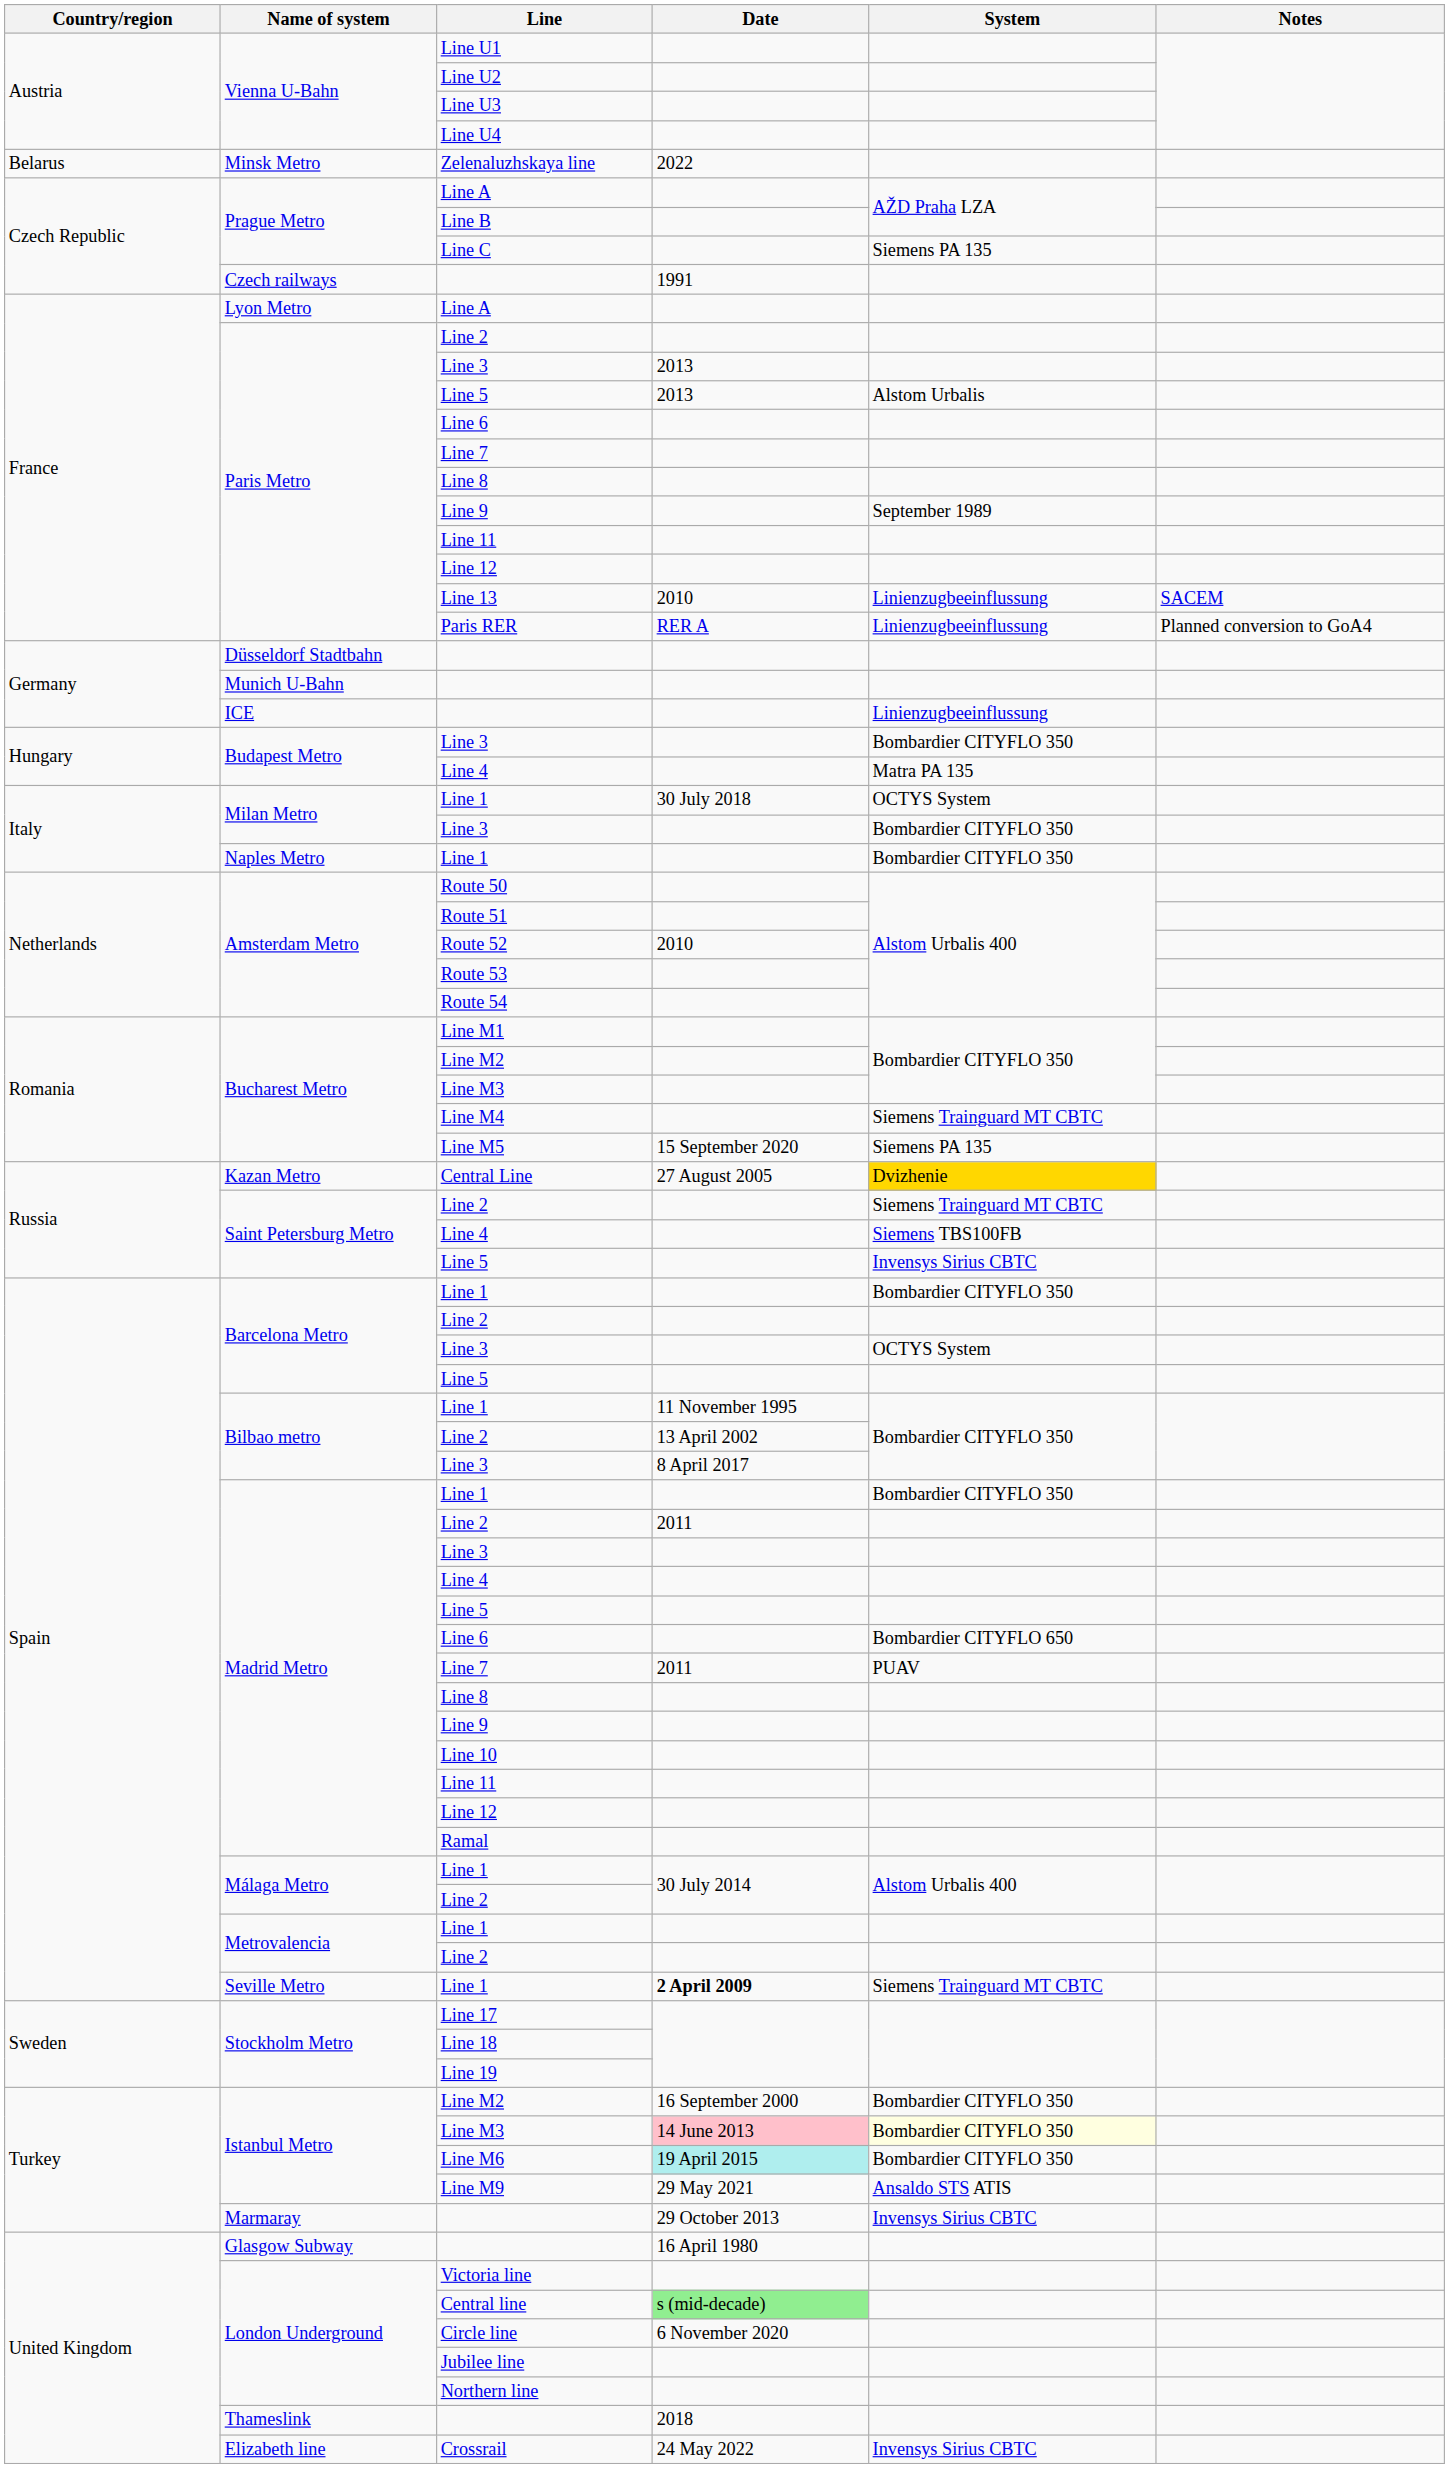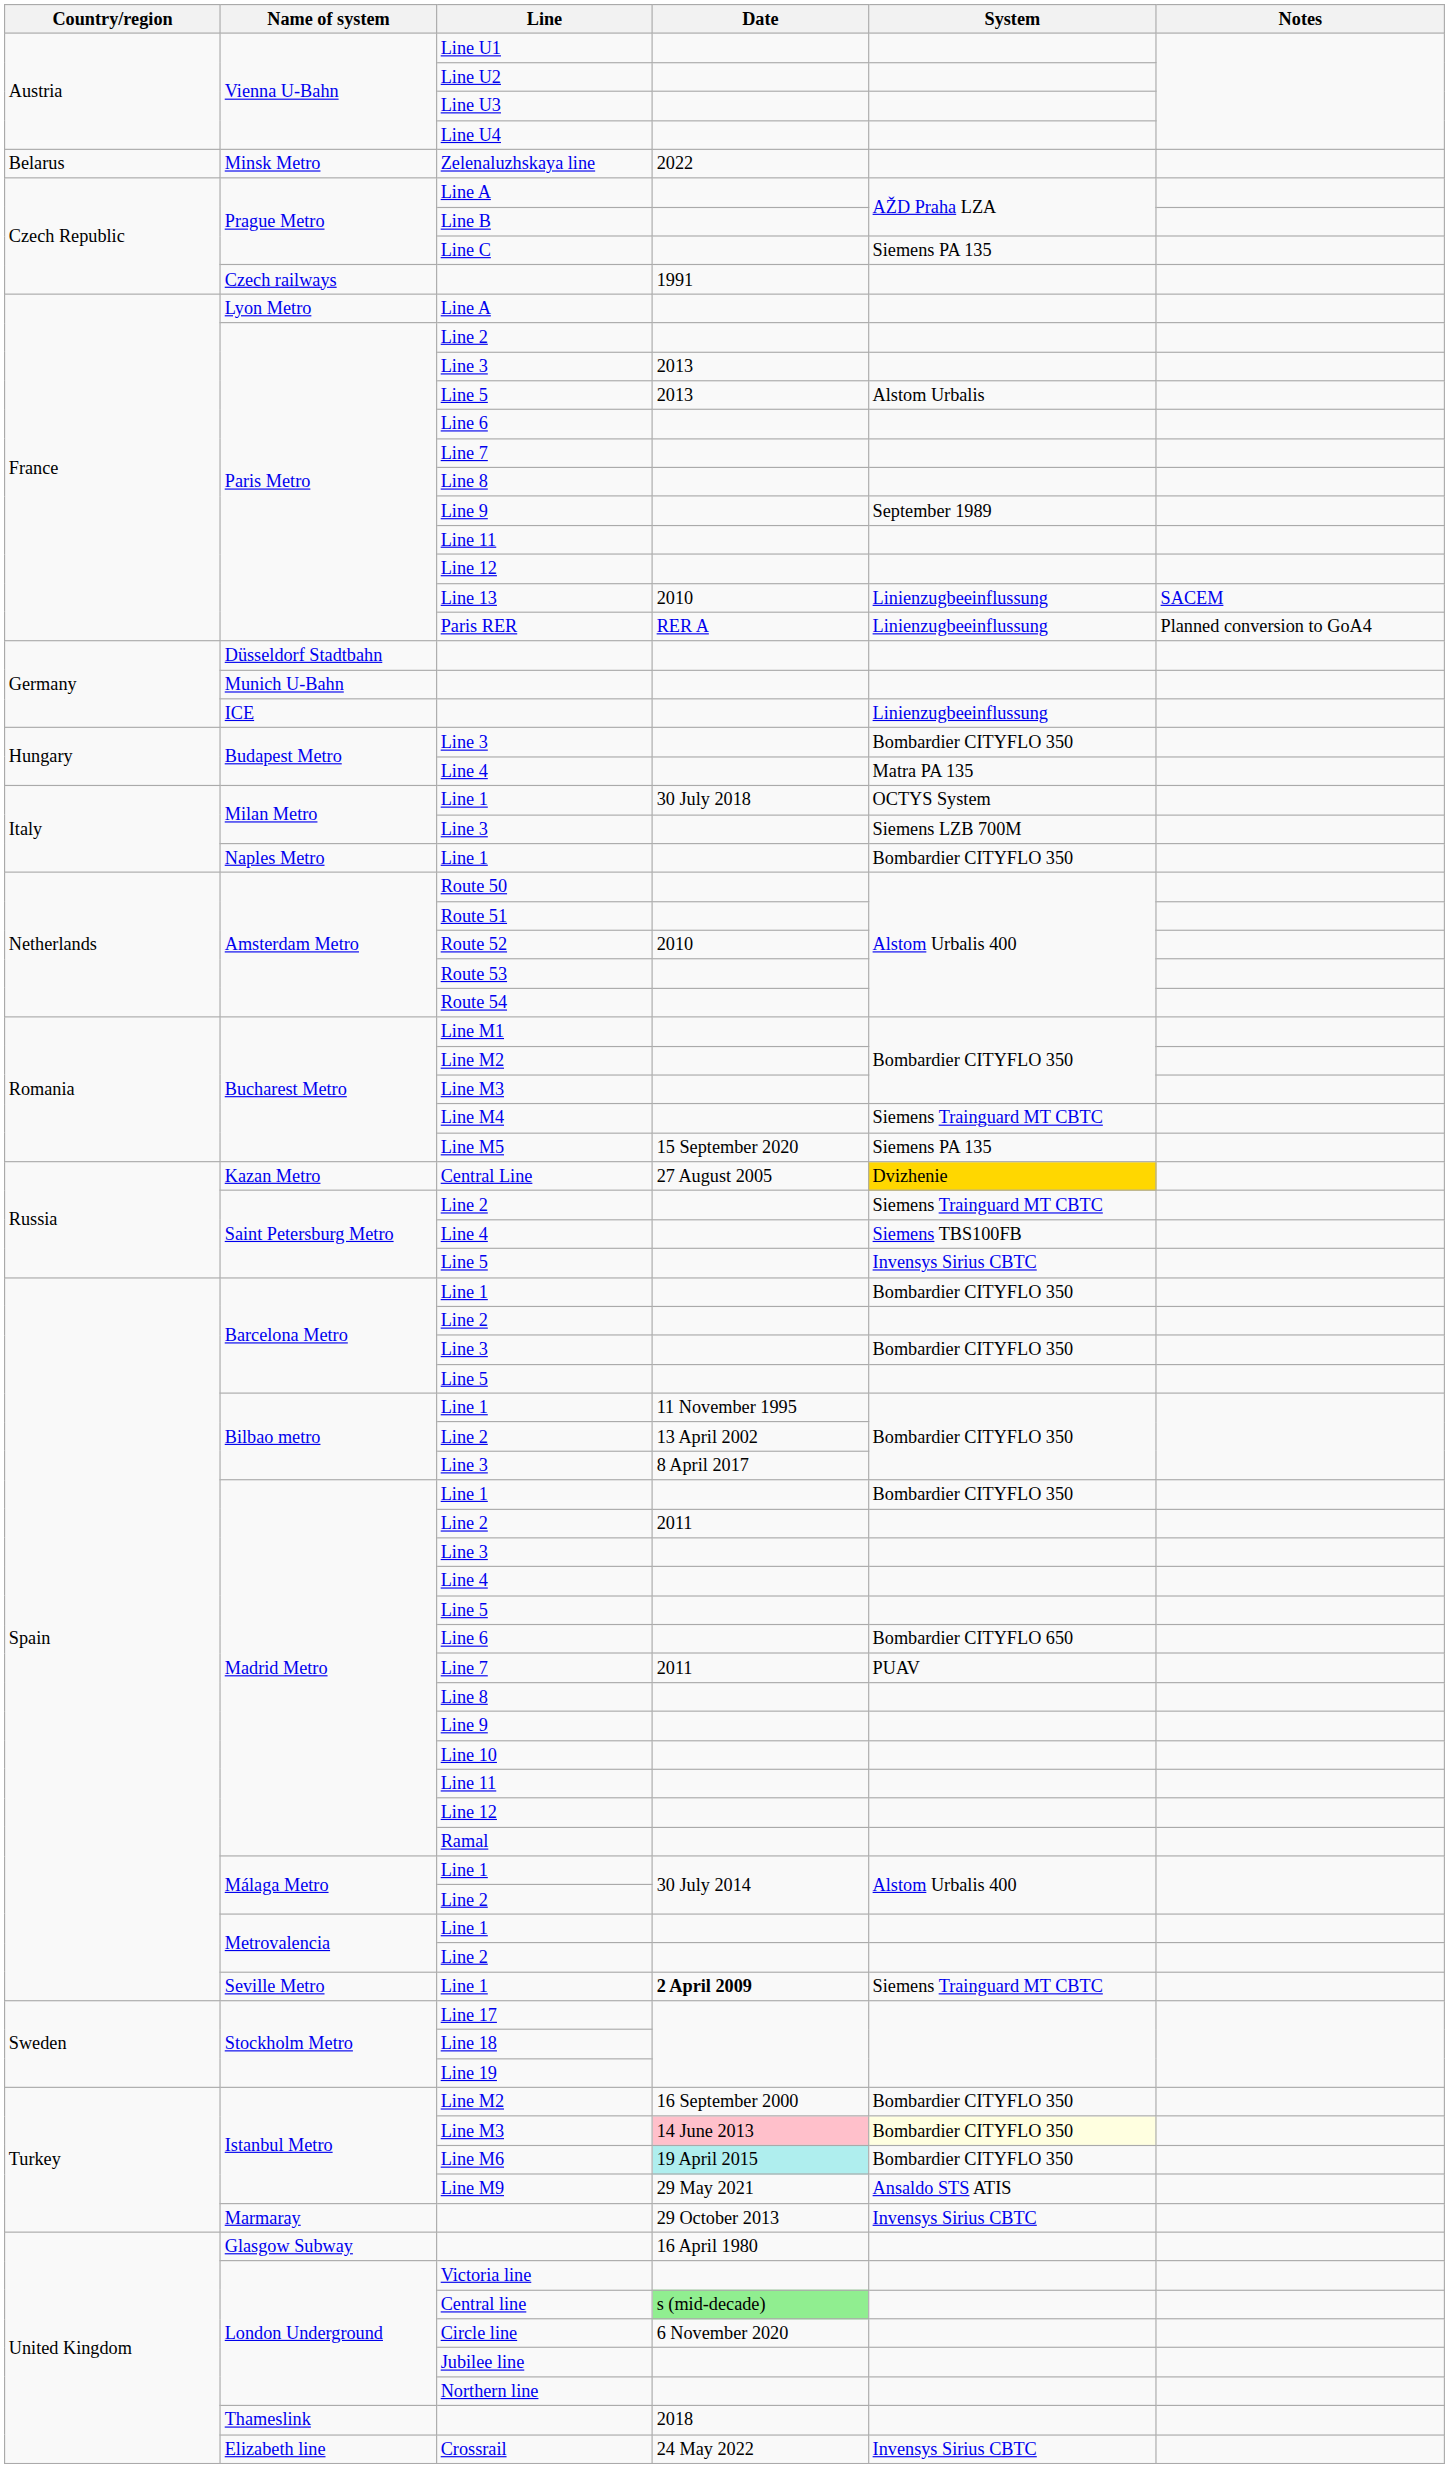(973, 828) Bombardier CITYFLO 350 -> (947, 828) Siemens LZB 700M
(932, 1349) OCTYS System -> (973, 1349) Bombardier CITYFLO 350
